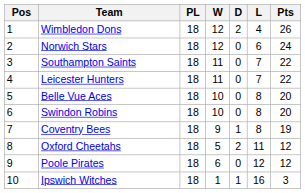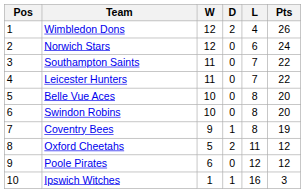- column: (193, 12)
